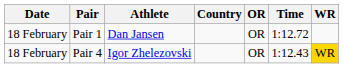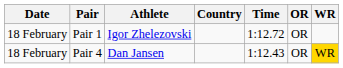columns swapped: (290, 14) <-> (256, 14)
(136, 33) Dan Jansen -> (149, 33) Igor Zhelezovski
(149, 53) Igor Zhelezovski -> (136, 53) Dan Jansen
